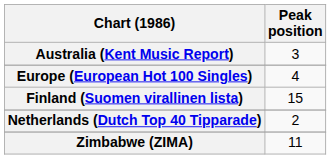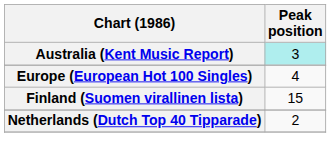(295, 53) no background -> (295, 53) paleturquoise background
- row: (135, 143)
